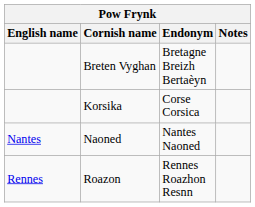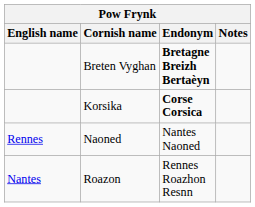(184, 66) normal -> (186, 66) bold
(181, 106) normal -> (182, 106) bold
(24, 139) Nantes -> (25, 139) Rennes
(25, 178) Rennes -> (24, 178) Nantes
